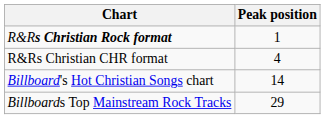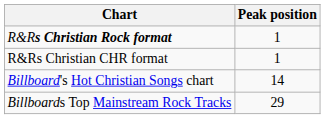(277, 59) 4 -> (277, 59) 1
